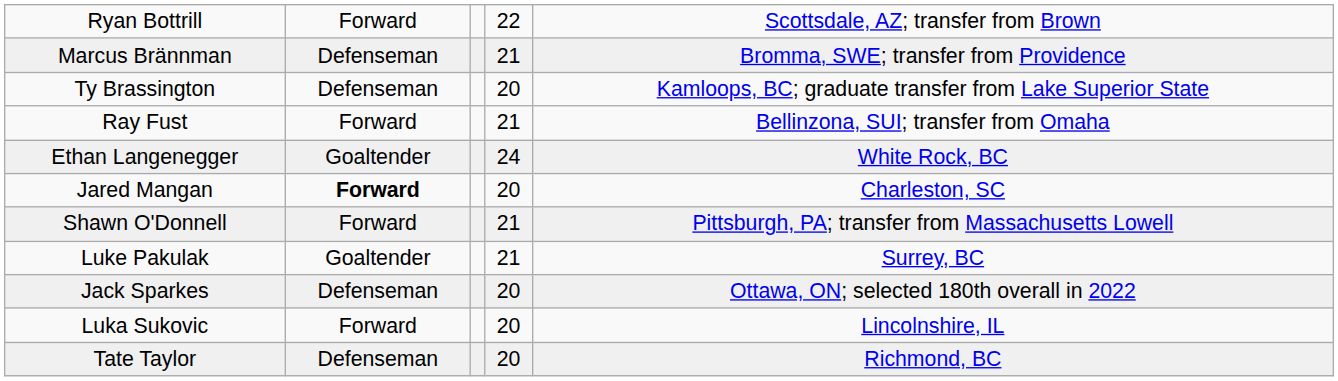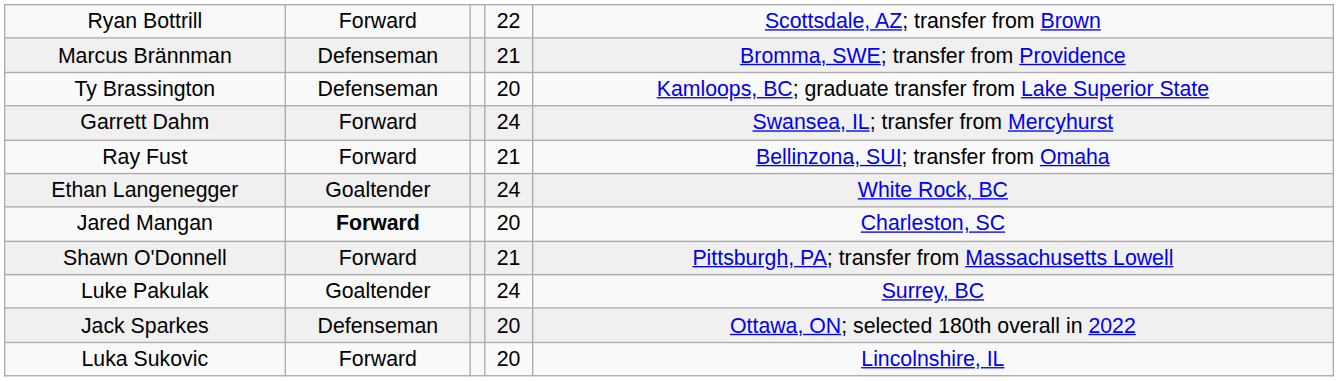+ row: (145, 122)
(509, 257) 21 -> (509, 291) 24
- row: (145, 358)
